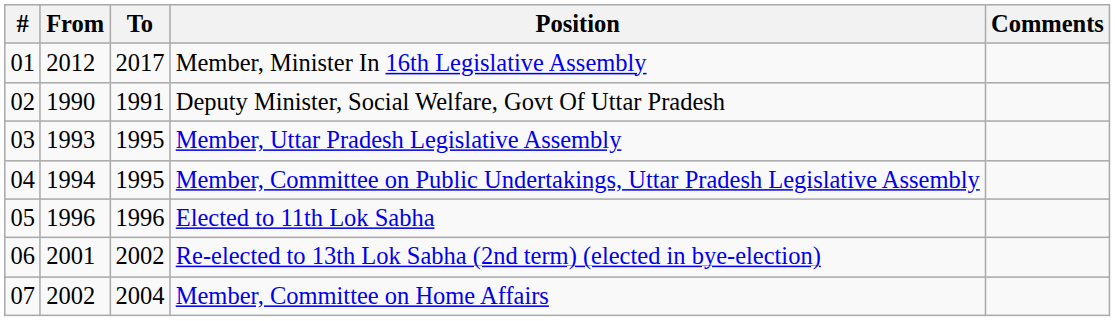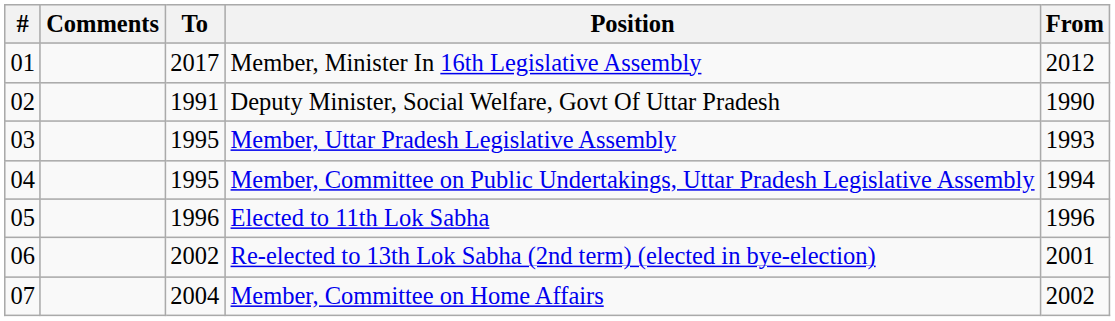columns swapped: (75, 23) <-> (1047, 23)
